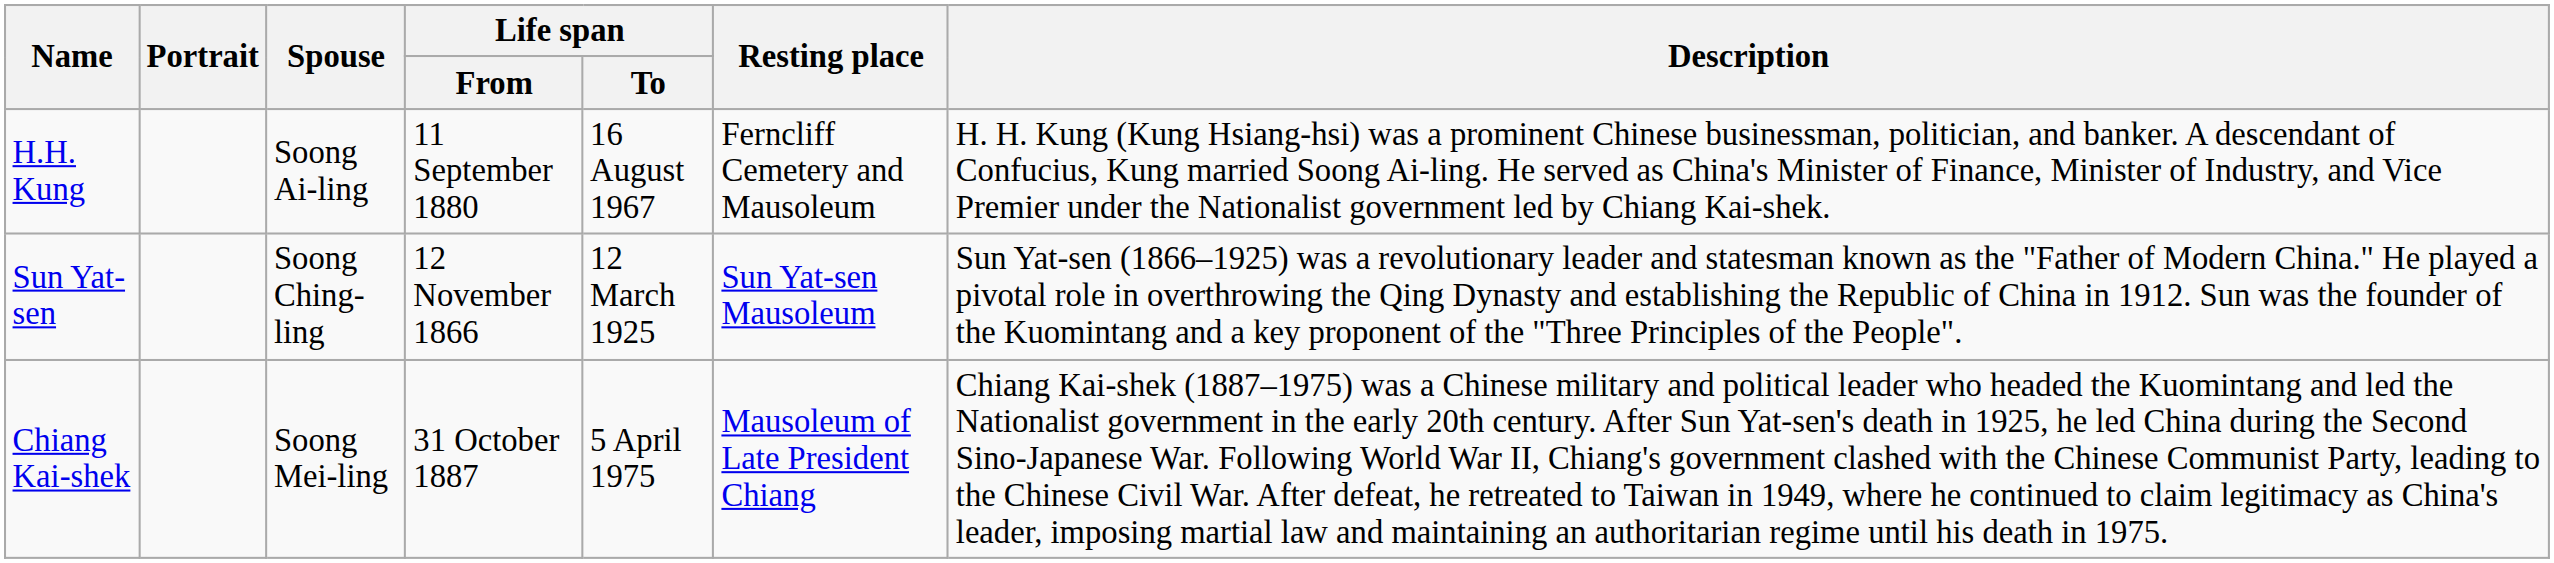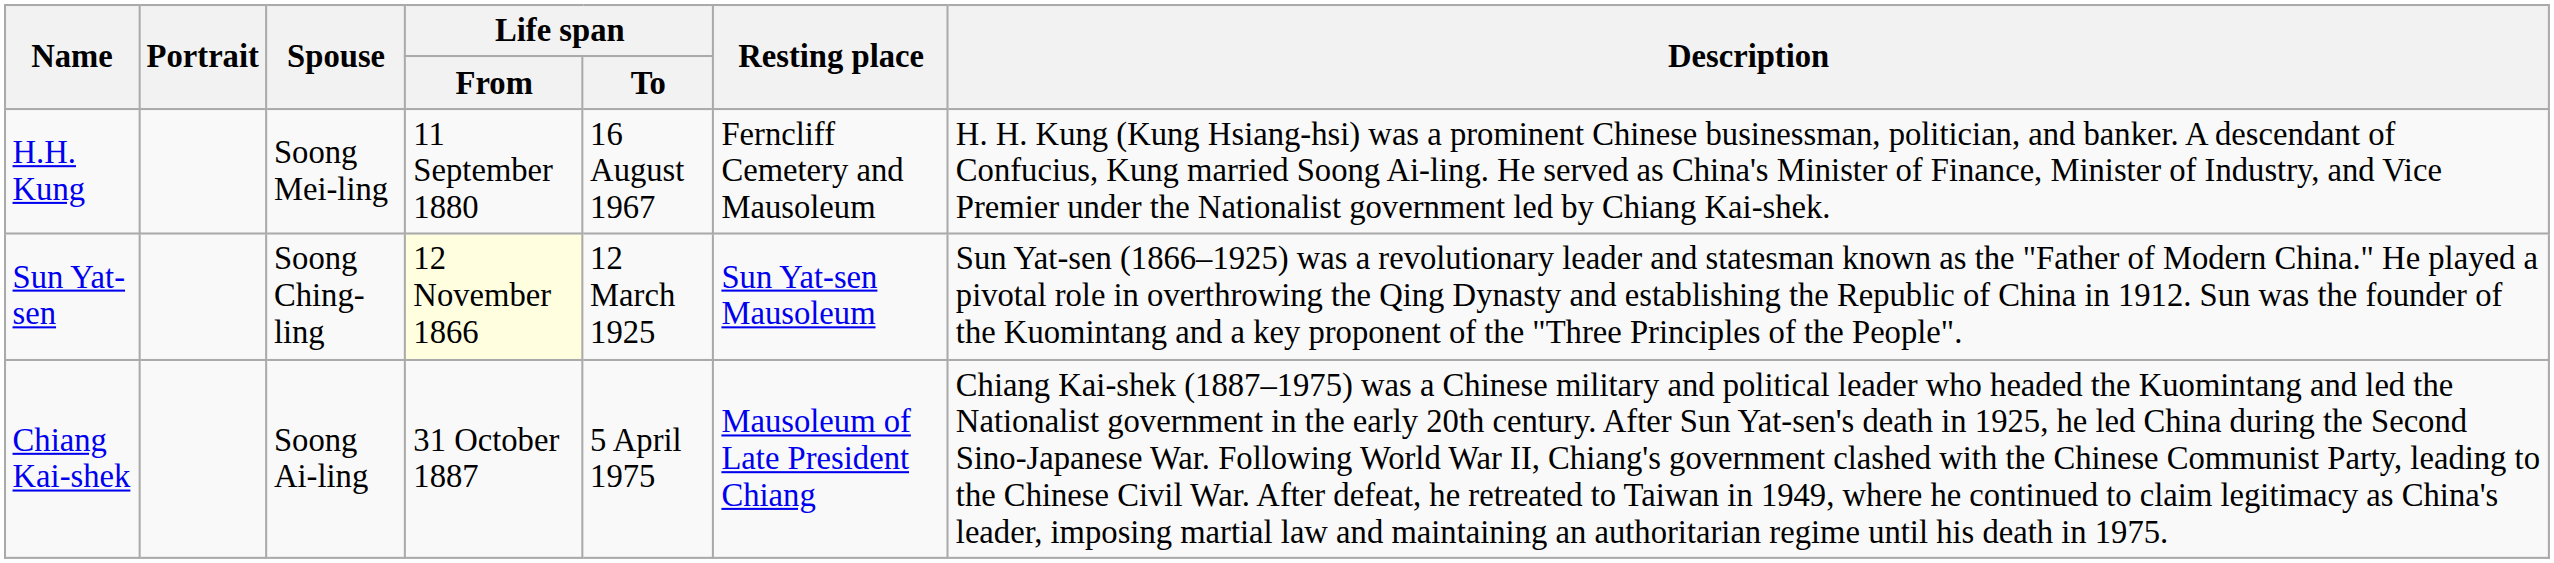(321, 170) Soong Ai-ling -> (331, 170) Soong Mei-ling
(482, 295) no background -> (482, 295) lightyellow background
(331, 457) Soong Mei-ling -> (321, 457) Soong Ai-ling
